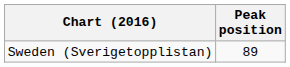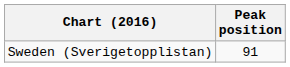(250, 52) 89 -> (250, 52) 91
